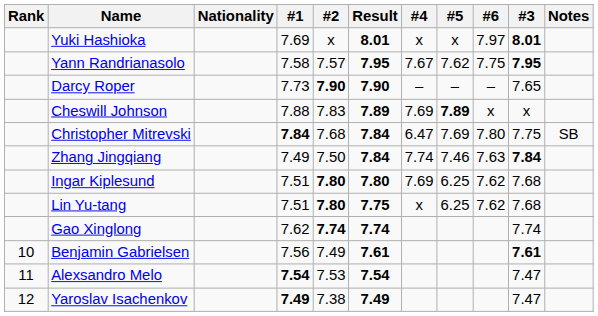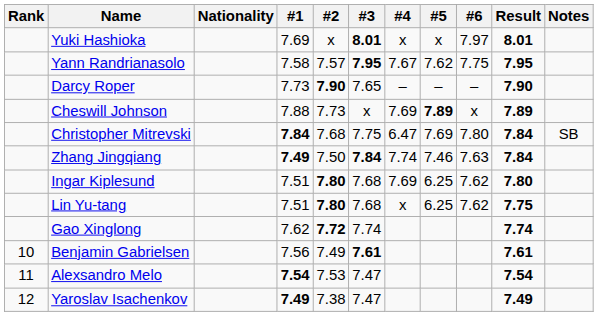columns swapped: (527, 16) <-> (375, 16)
(331, 110) 7.83 -> (331, 110) 7.73
(295, 157) normal -> (295, 157) bold
(331, 228) 7.74 -> (331, 228) 7.72
